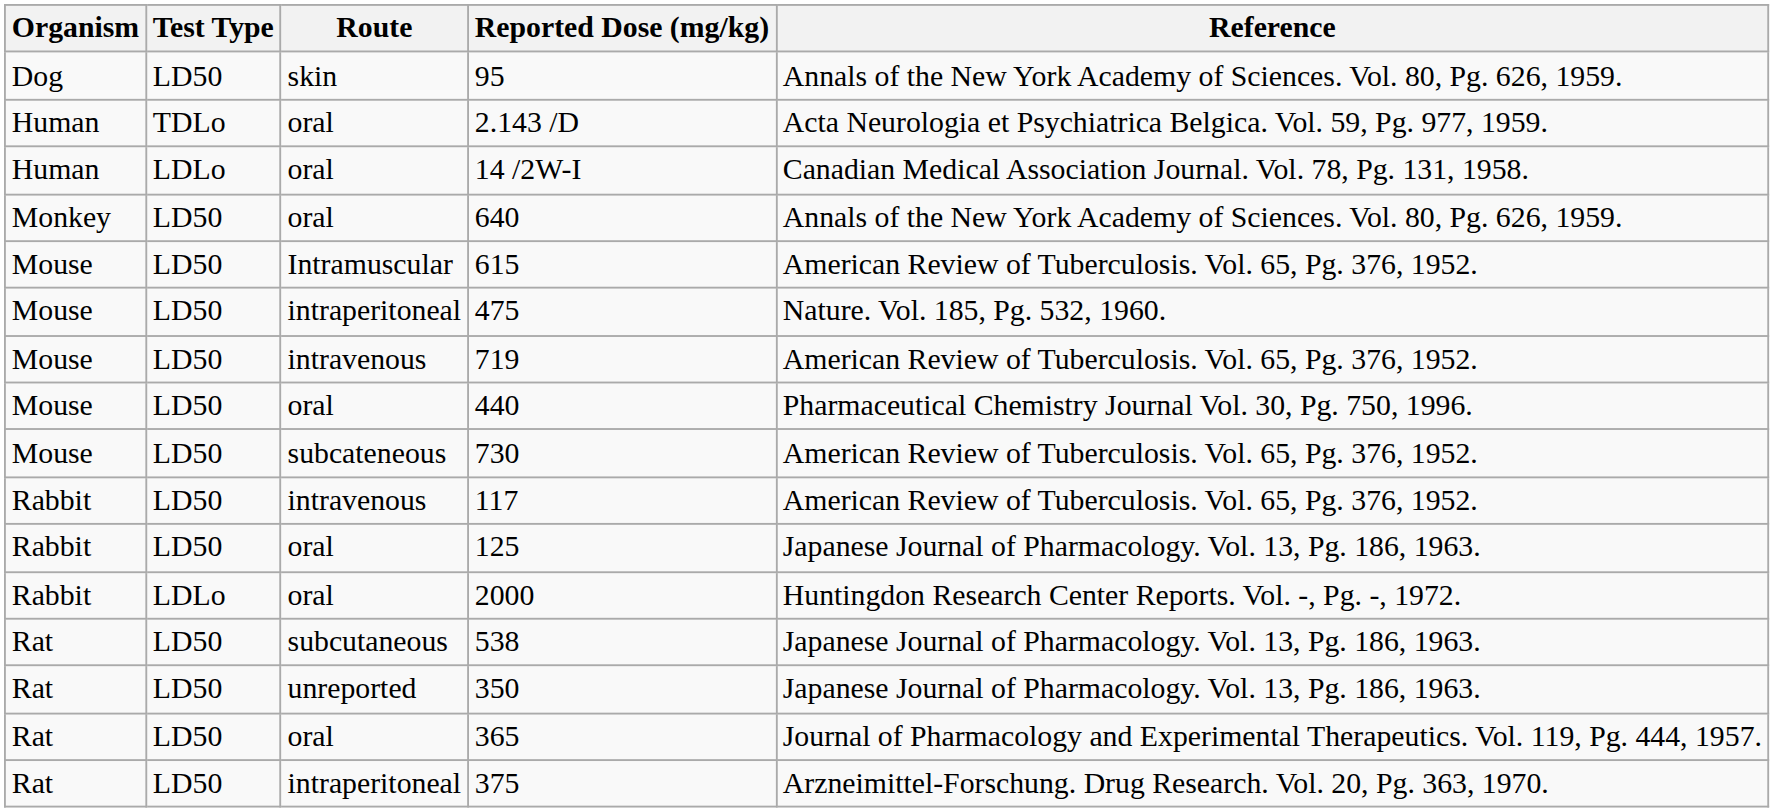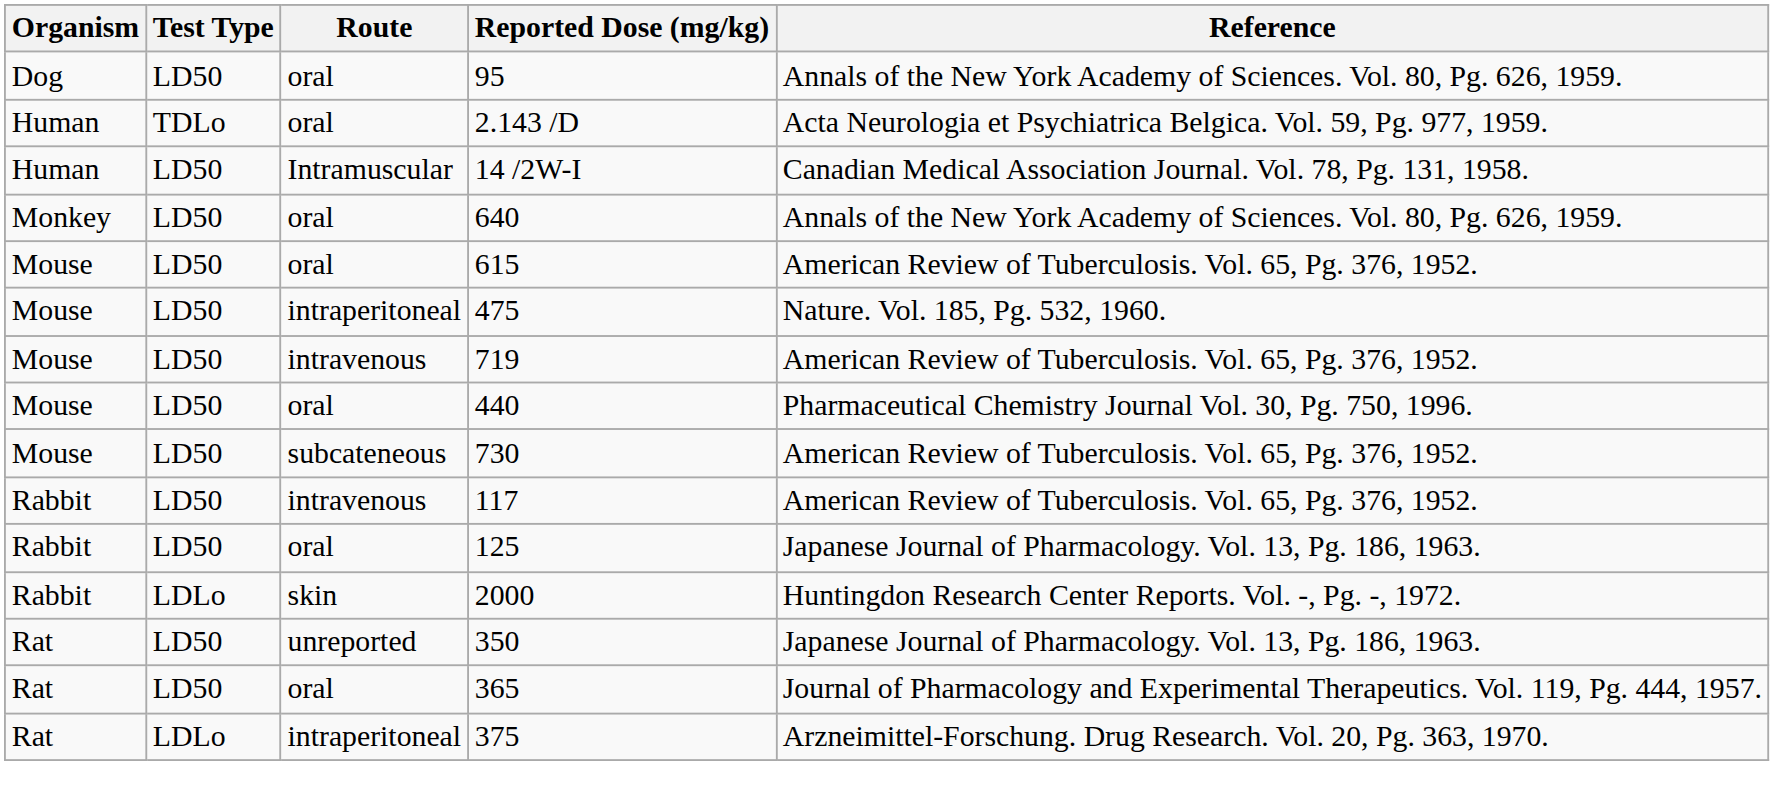(312, 75) skin -> (311, 75) oral
(189, 169) LDLo -> (188, 169) LD50
(311, 169) oral -> (370, 169) Intramuscular
(370, 264) Intramuscular -> (311, 264) oral
(311, 594) oral -> (312, 594) skin
- row: (497, 641)
(188, 783) LD50 -> (189, 736) LDLo
